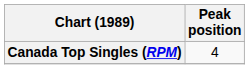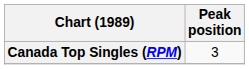(215, 52) 4 -> (215, 52) 3
